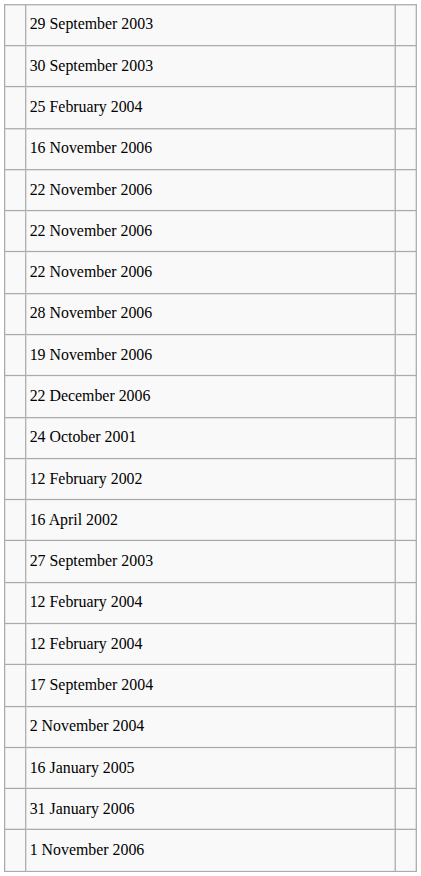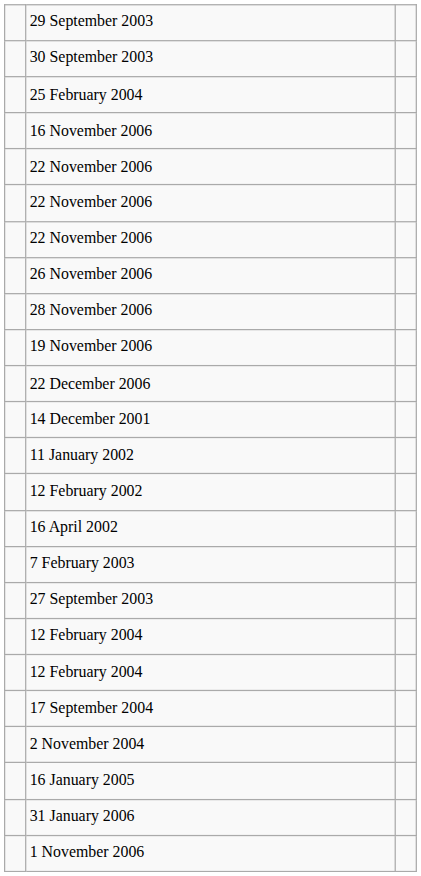+ row: (15, 275)
- row: (15, 438)
+ row: (15, 420)
+ row: (15, 456)
+ row: (15, 564)
